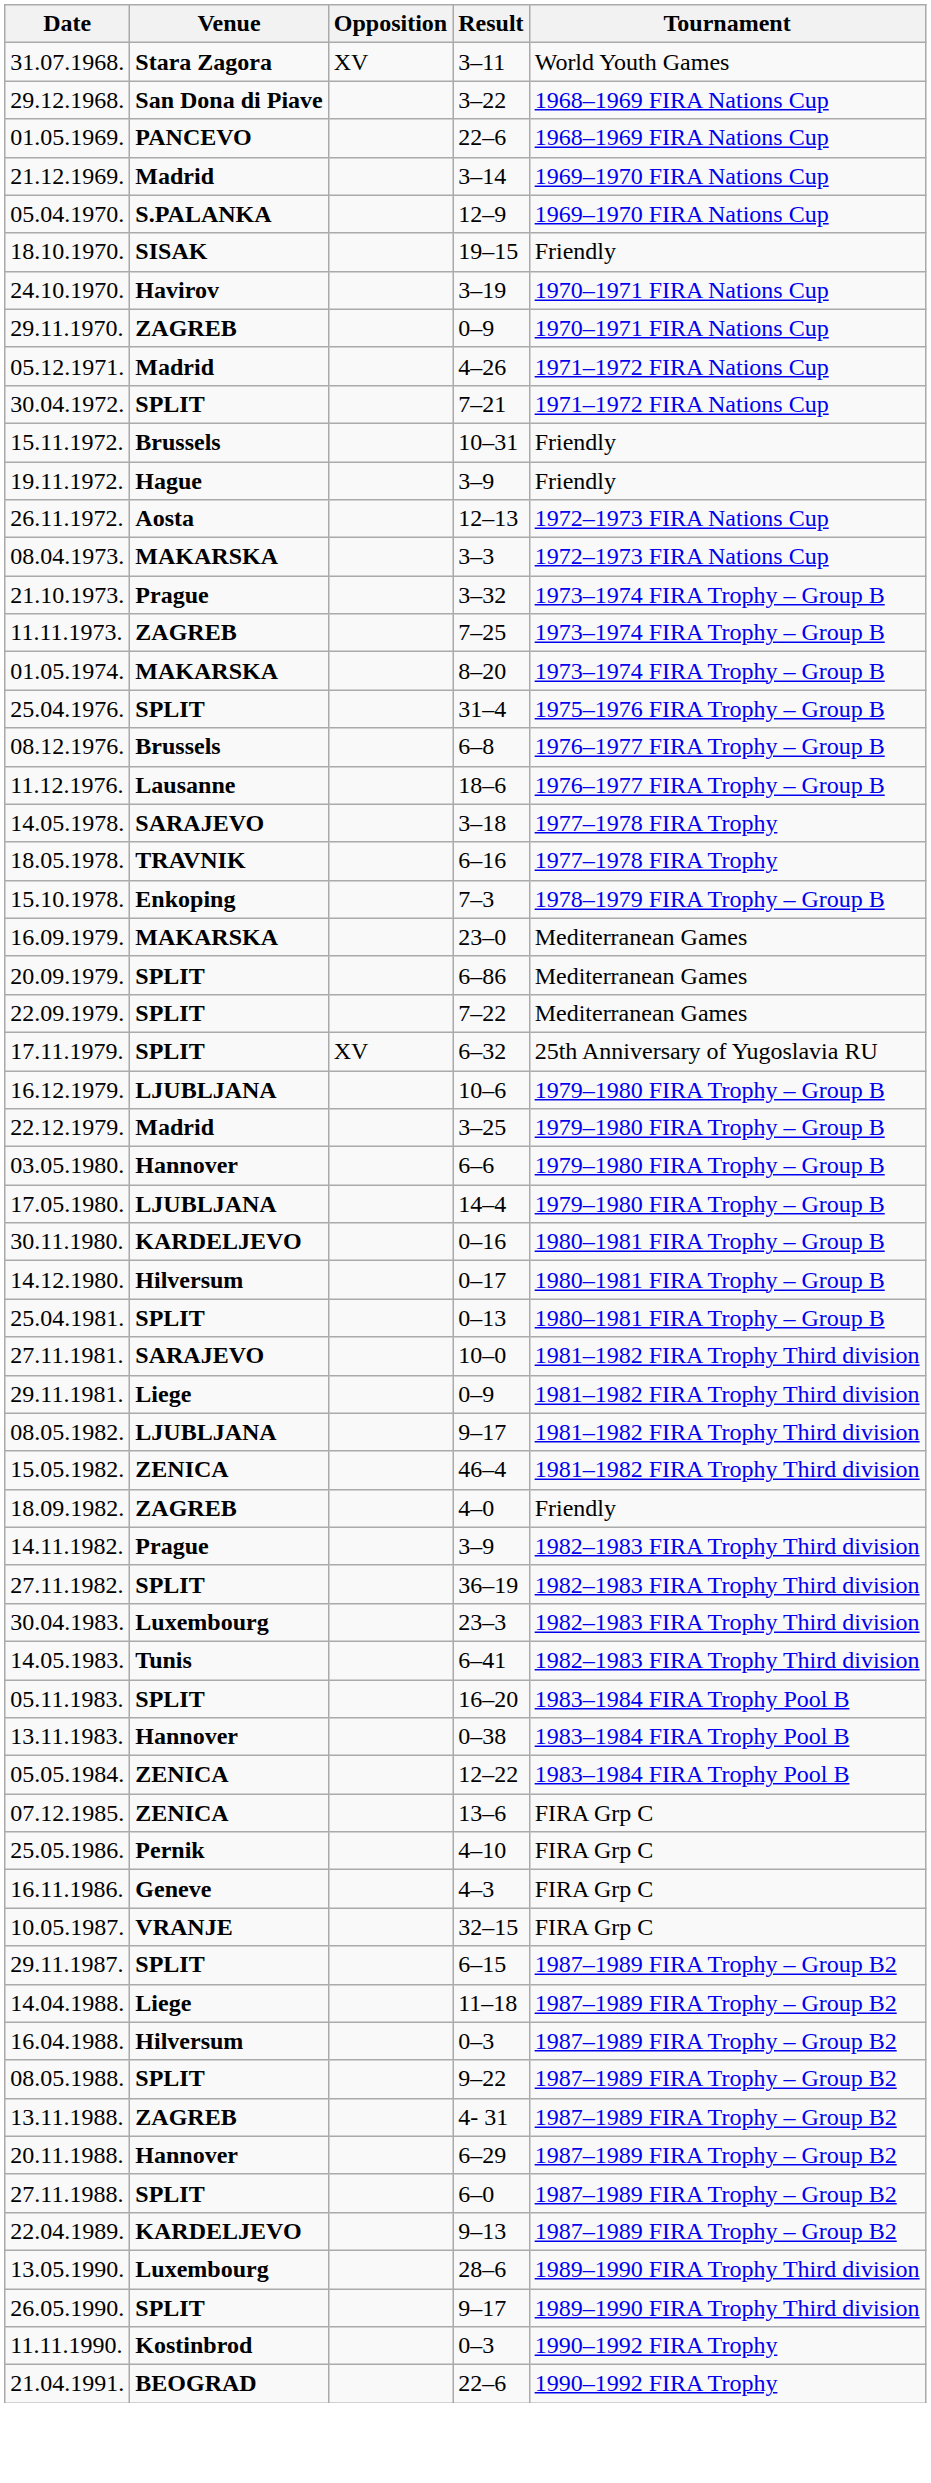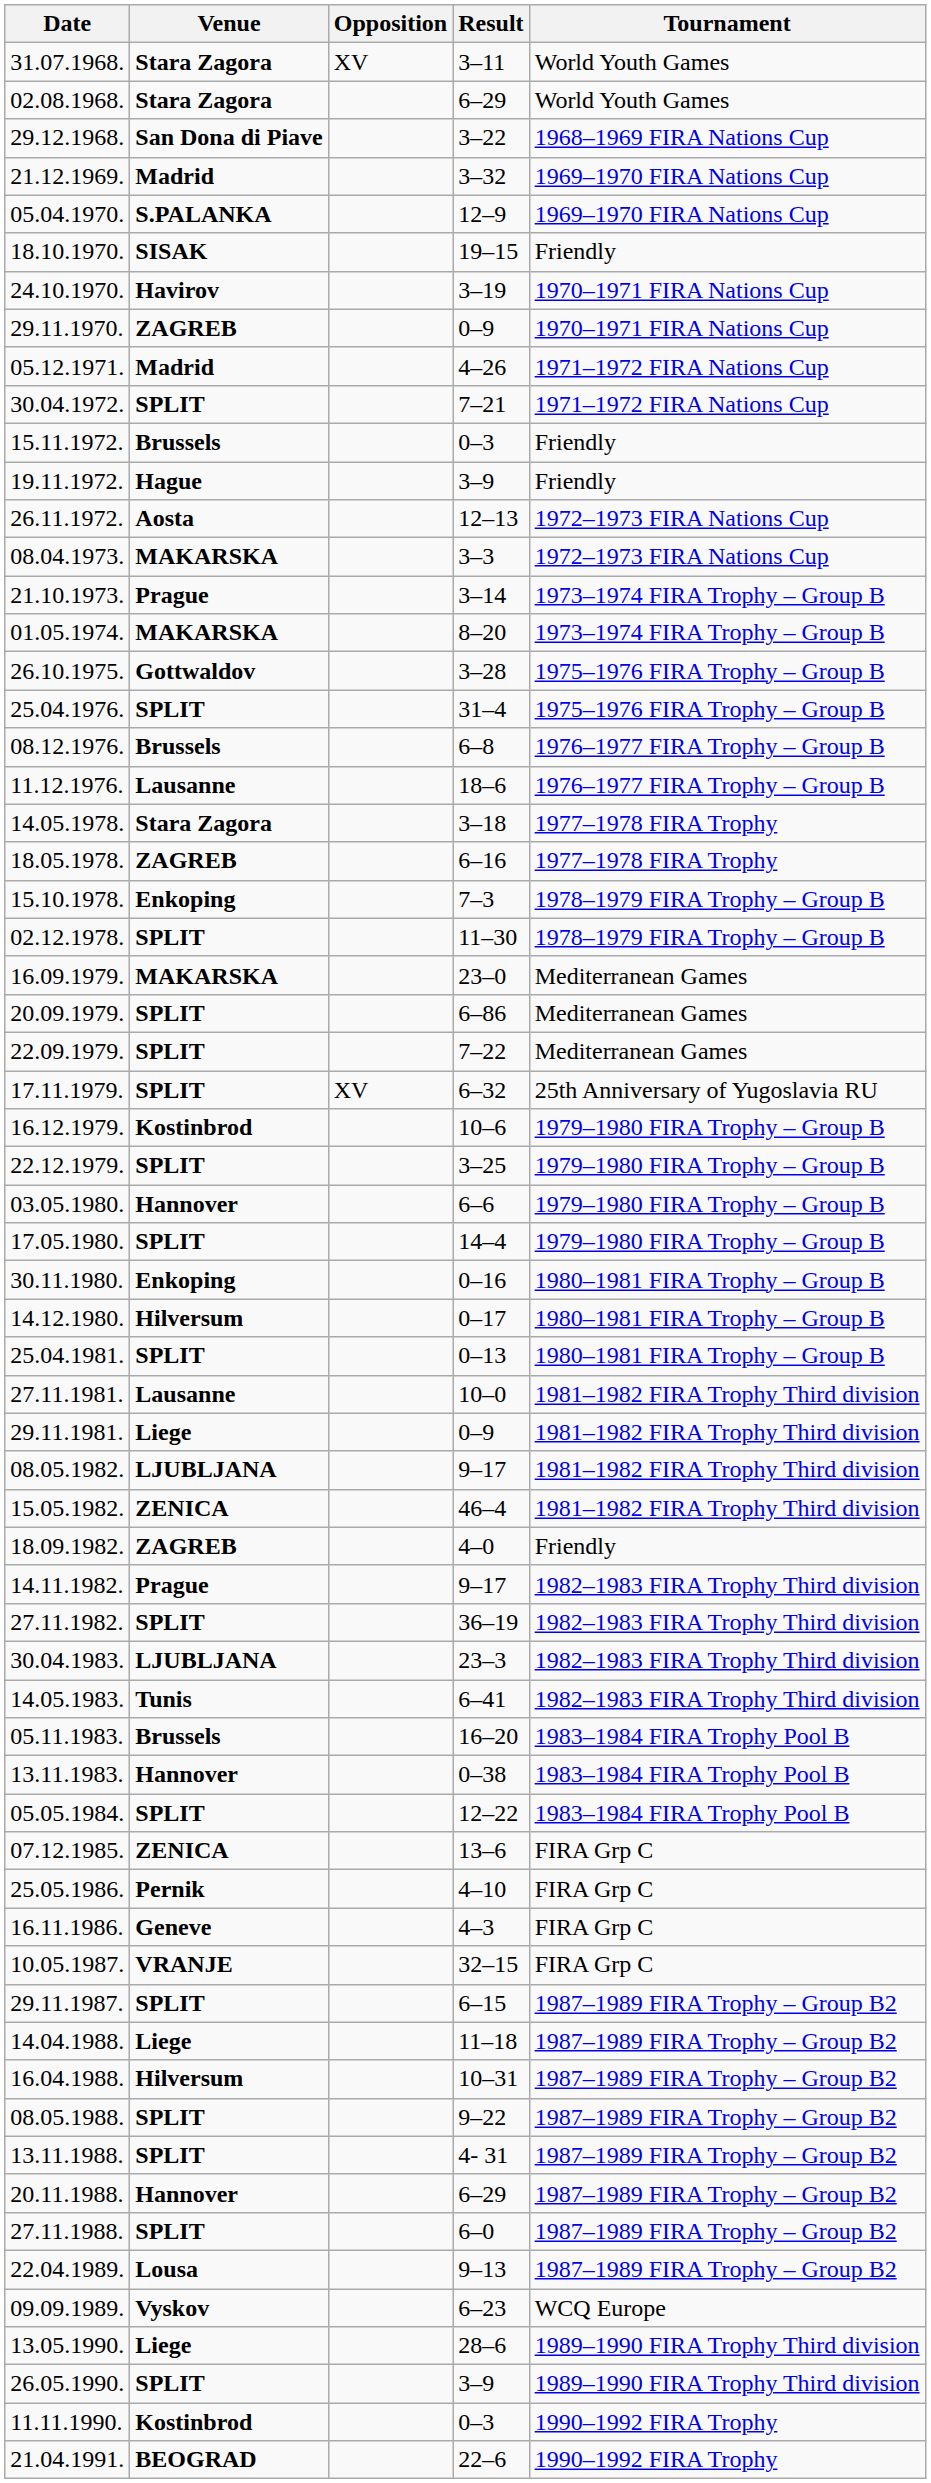+ row: (67, 99)
- row: (67, 137)
(482, 175) 3–14 -> (482, 175) 3–32
(488, 442) 10–31 -> (476, 442) 0–3
(482, 594) 3–32 -> (482, 594) 3–14
- row: (66, 632)
+ row: (67, 670)
(200, 822) SARAJEVO -> (204, 822) Stara Zagora
(190, 860) TRAVNIK -> (186, 860) ZAGREB
+ row: (67, 937)
(206, 1089) LJUBLJANA -> (194, 1127) Kostinbrod
(175, 1127) Madrid -> (170, 1165) SPLIT
(206, 1203) LJUBLJANA -> (170, 1241) SPLIT
(218, 1241) KARDELJEVO -> (185, 1279) Enkoping
(200, 1355) SARAJEVO -> (185, 1393) Lausanne
(476, 1546) 3–9 -> (482, 1584) 9–17
(202, 1622) Luxembourg -> (206, 1660) LJUBLJANA
(170, 1698) SPLIT -> (178, 1736) Brussels
(182, 1774) ZENICA -> (170, 1812) SPLIT
(476, 2040) 0–3 -> (488, 2078) 10–31
(186, 2116) ZAGREB -> (170, 2155) SPLIT
(218, 2231) KARDELJEVO -> (167, 2269) Lousa
+ row: (67, 2307)
(202, 2269) Luxembourg -> (163, 2345) Liege
(482, 2307) 9–17 -> (476, 2383) 3–9
